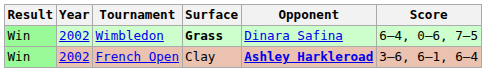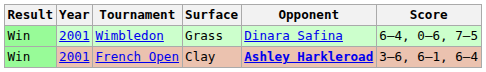(74, 36) 2002 -> (74, 36) 2001
(204, 36) bold -> (204, 36) normal
(74, 57) 2002 -> (74, 57) 2001
